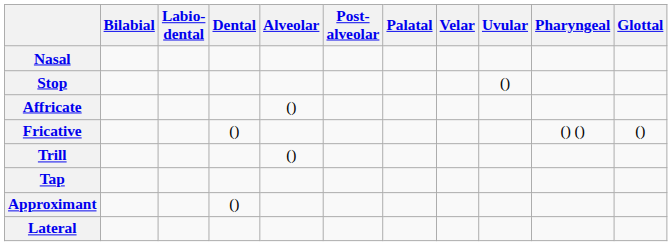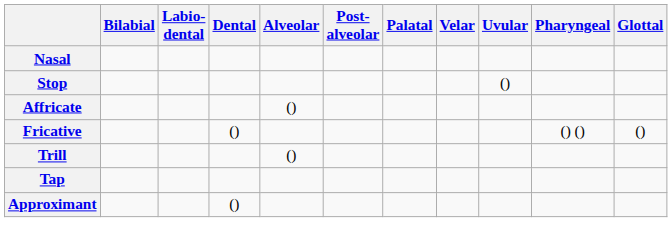- row: (52, 228)
